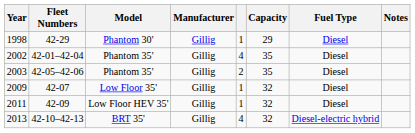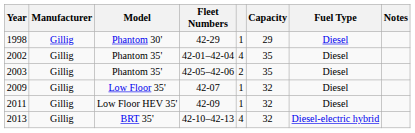columns swapped: (204, 18) <-> (57, 18)
